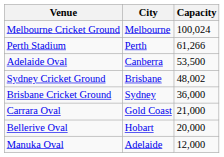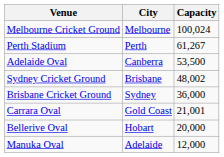(191, 45) 61,266 -> (191, 45) 61,267
(191, 111) 21,000 -> (191, 111) 21,001
